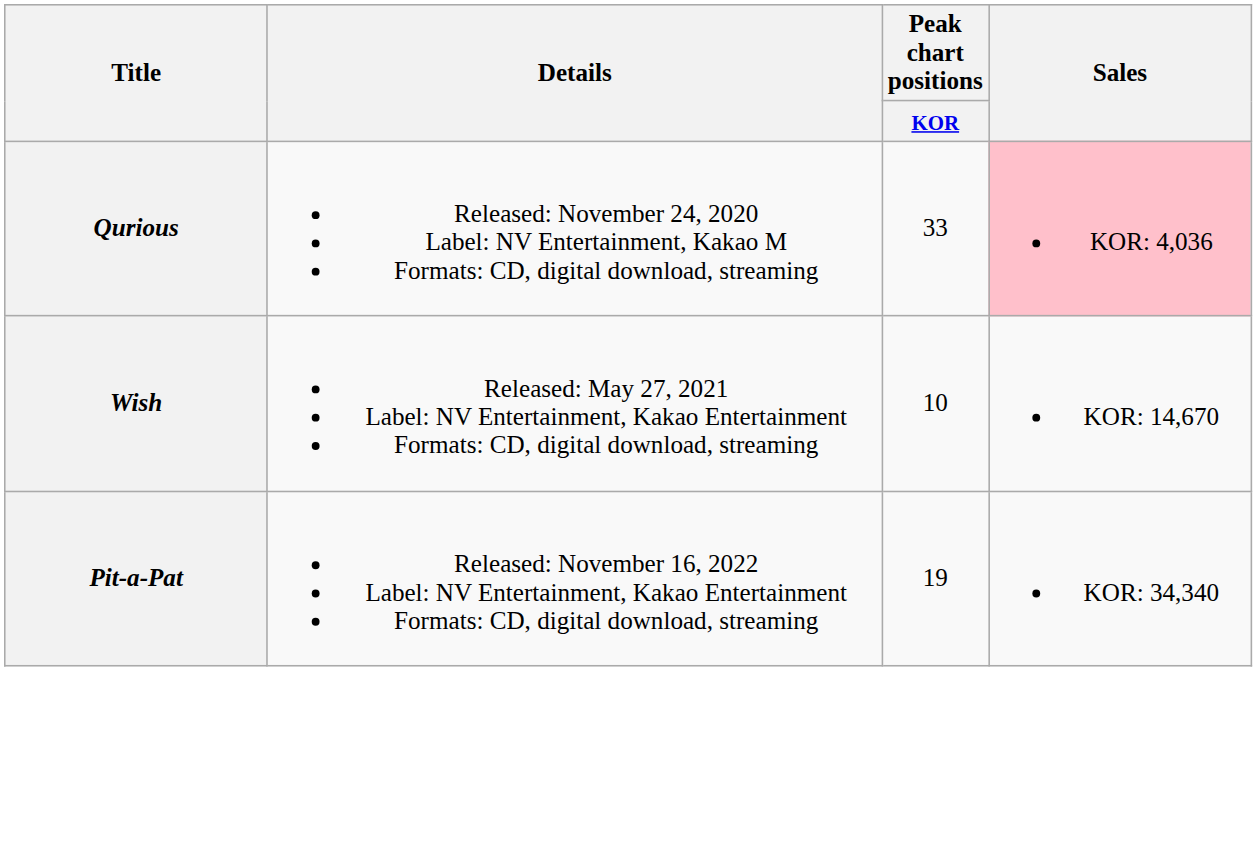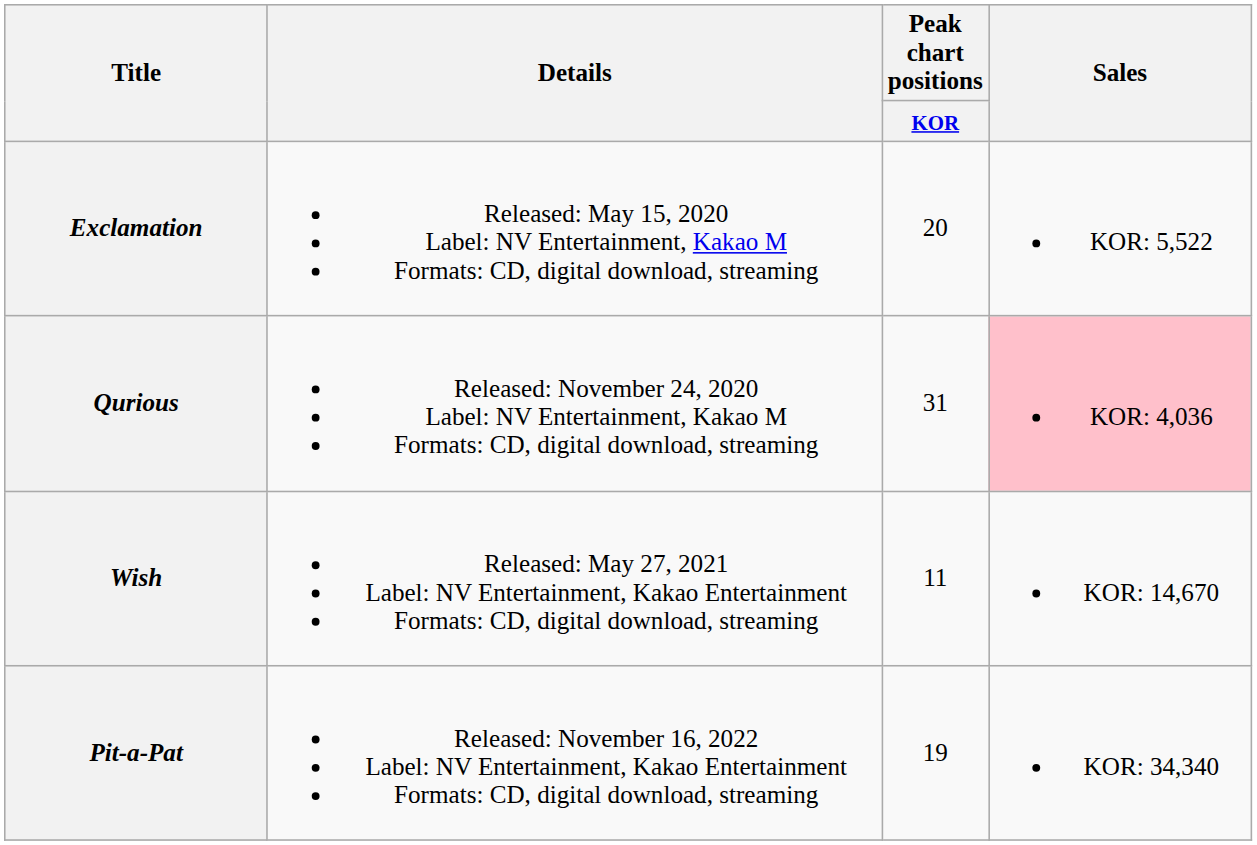+ row: (136, 228)
(935, 228) 33 -> (935, 402) 31
(935, 402) 10 -> (935, 577) 11
